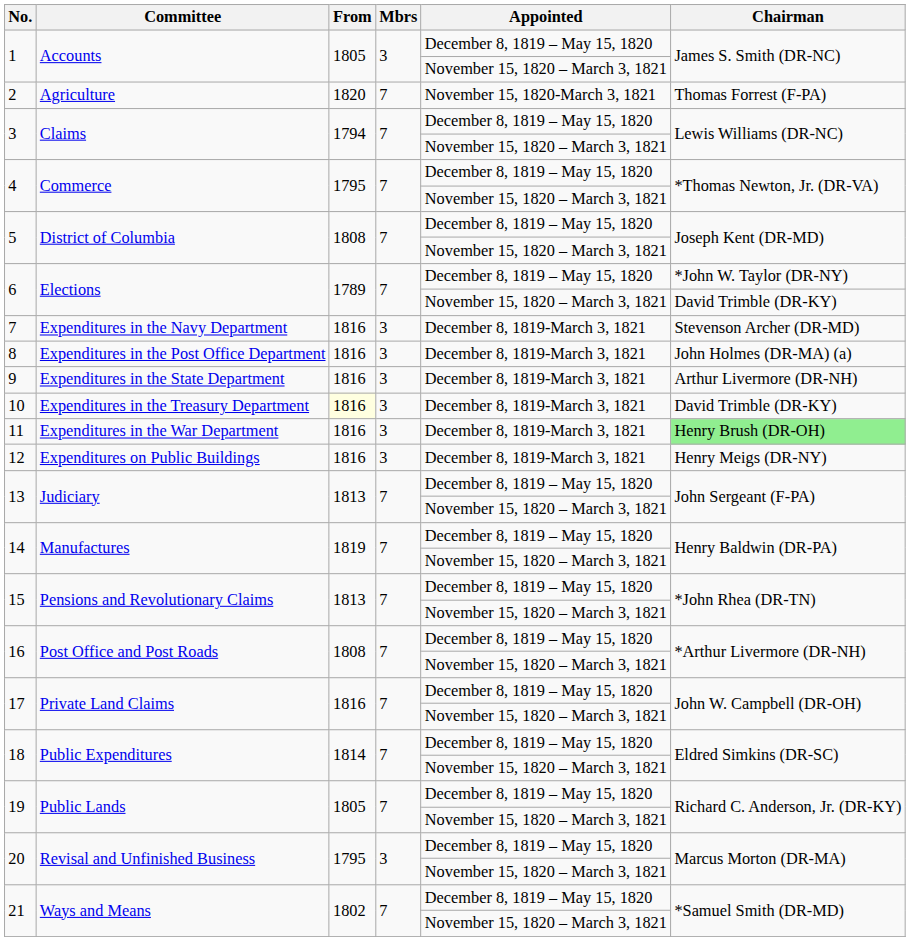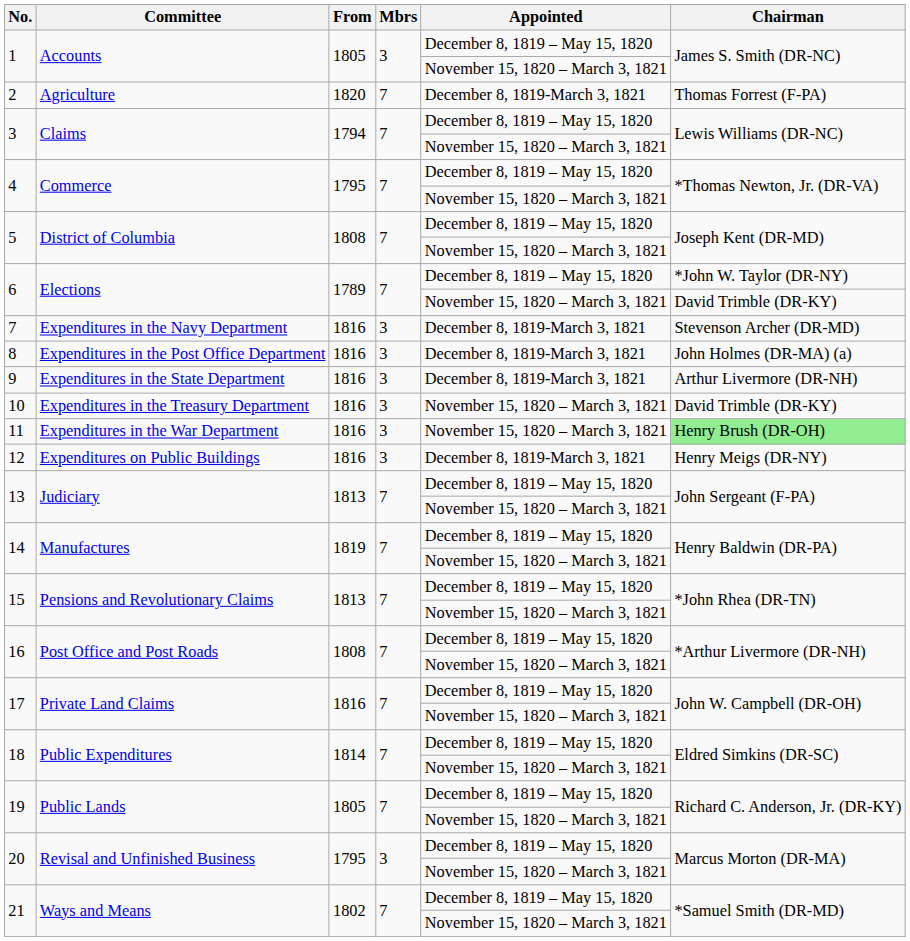(540, 95) November 15, 1820-March 3, 1821 -> (535, 95) December 8, 1819-March 3, 1821
(349, 405) lightyellow background -> (349, 405) no background
(535, 405) December 8, 1819-March 3, 1821 -> (546, 405) November 15, 1820 – March 3, 1821
(535, 431) December 8, 1819-March 3, 1821 -> (546, 431) November 15, 1820 – March 3, 1821
